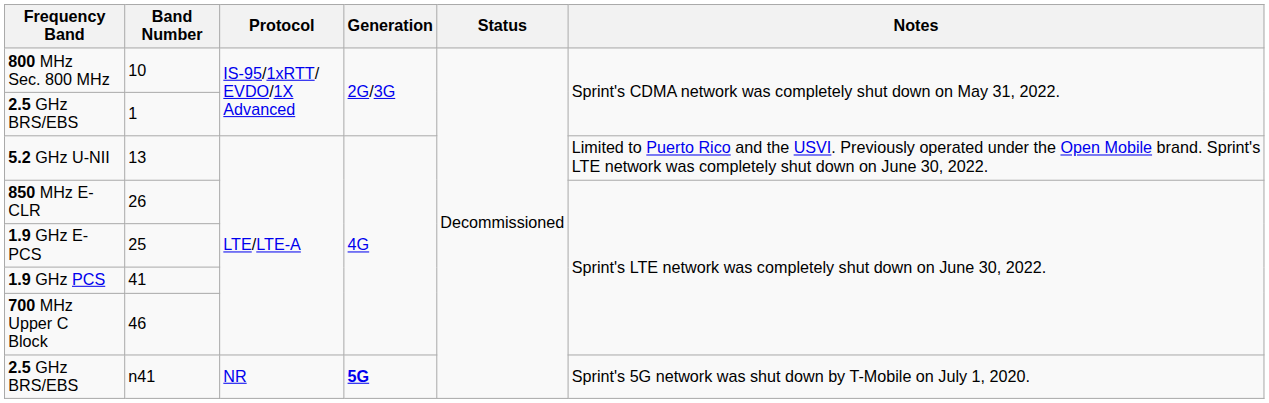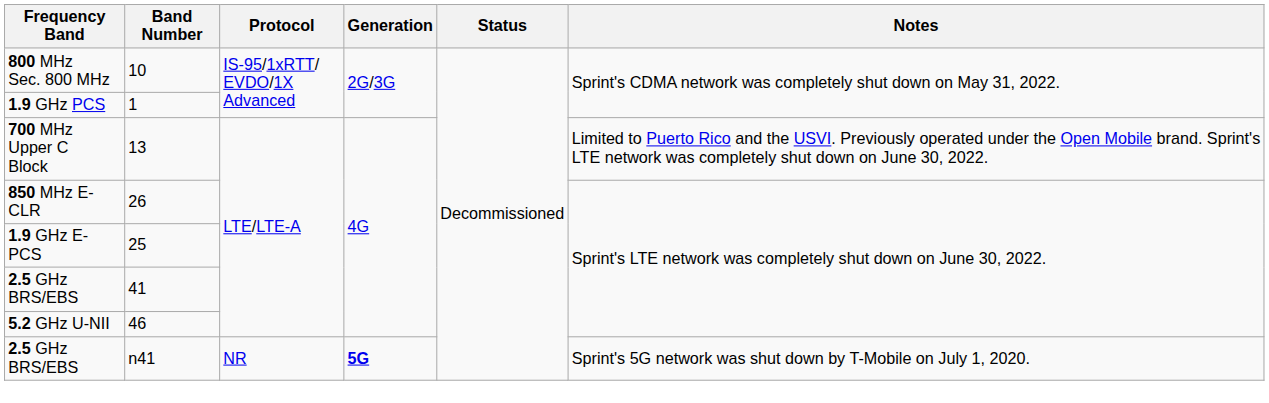(43, 114) 2.5 GHz BRS/EBS -> (57, 104) 1.9 GHz PCS
(59, 157) 5.2 GHz U-NII -> (41, 148) 700 MHz Upper C Block
(57, 280) 1.9 GHz PCS -> (43, 289) 2.5 GHz BRS/EBS
(41, 323) 700 MHz Upper C Block -> (59, 323) 5.2 GHz U-NII
